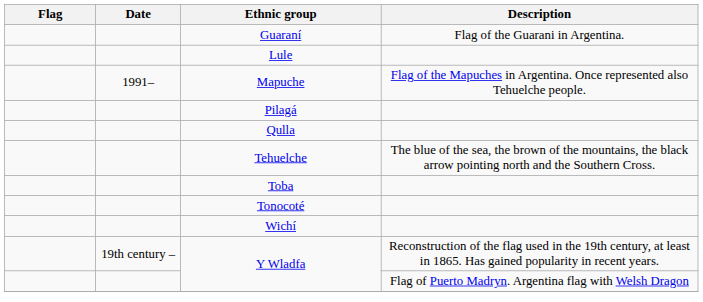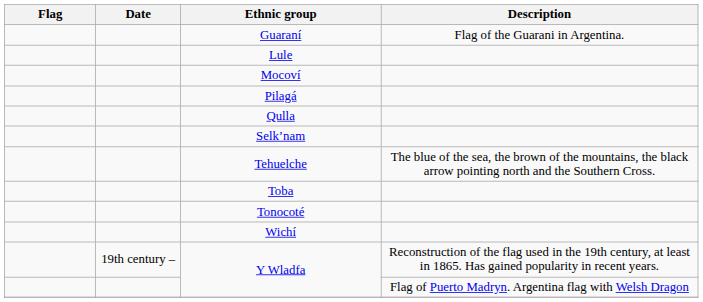- row: (281, 82)
+ row: (281, 75)
+ row: (281, 136)
